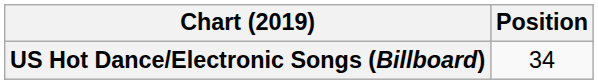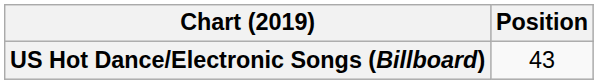(542, 60) 34 -> (542, 60) 43
